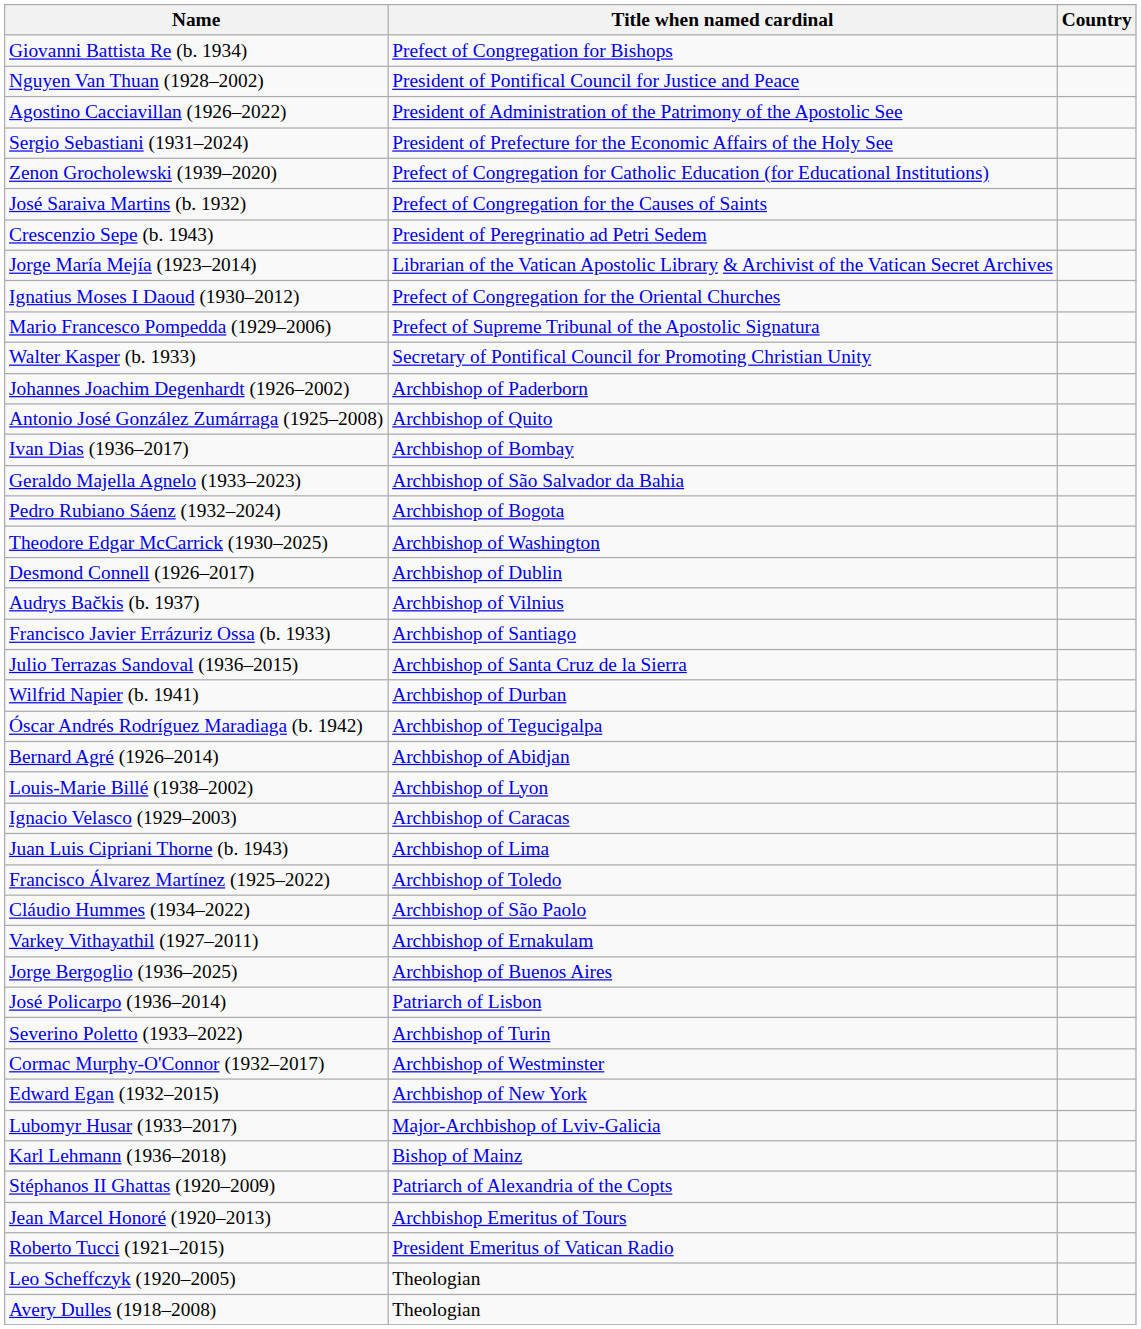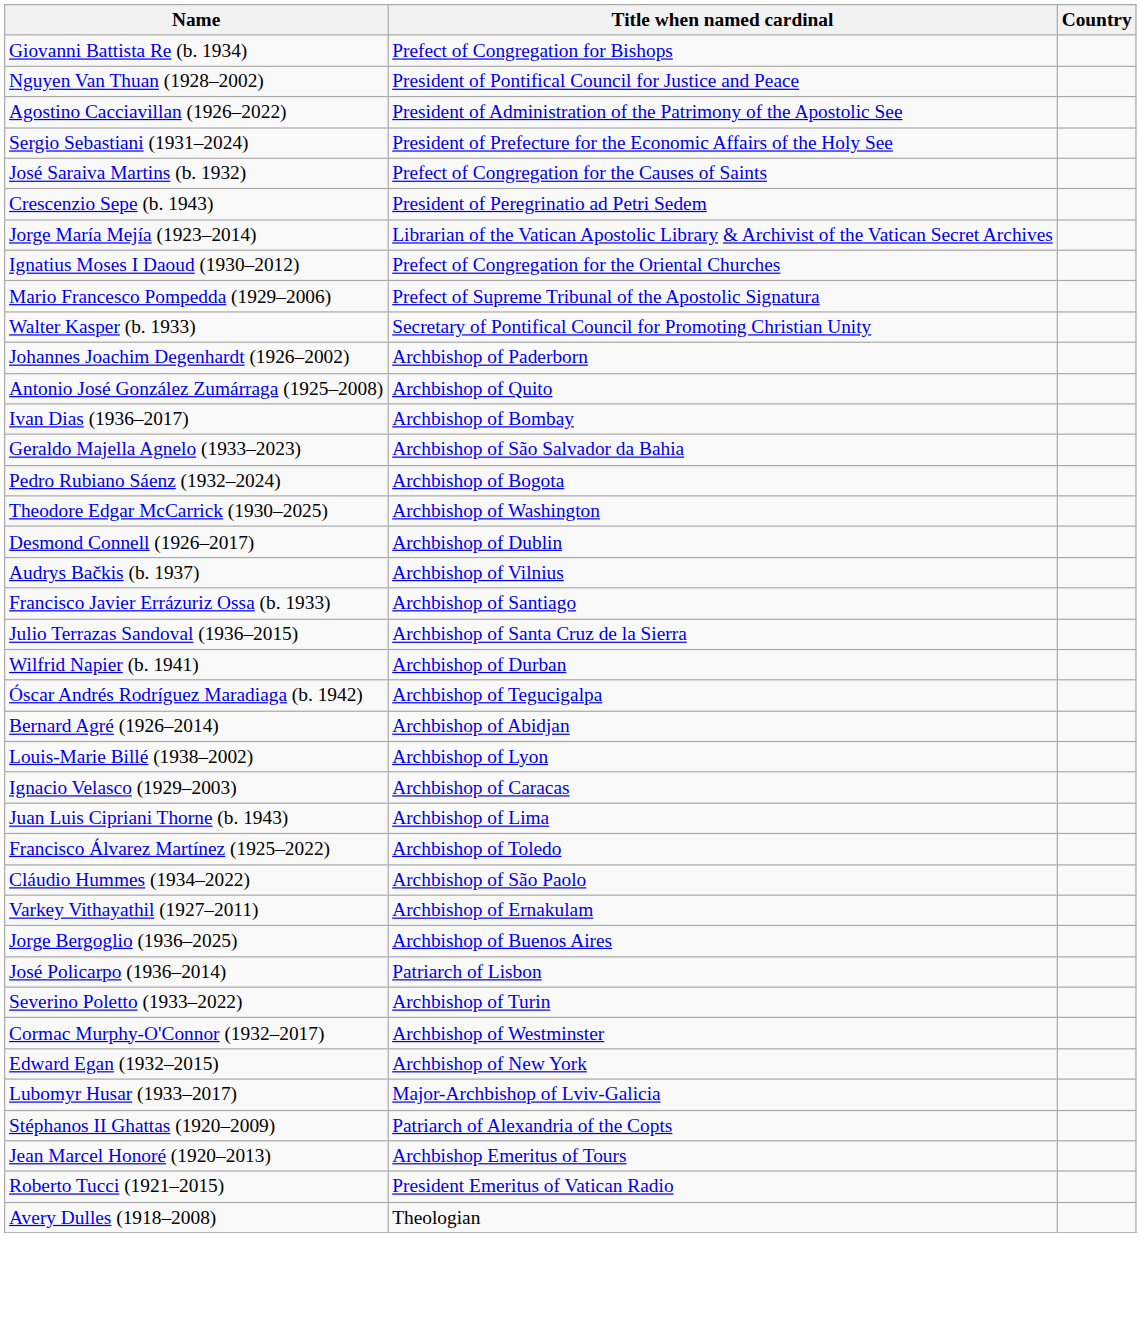- row: (143, 173)
- row: (118, 1155)
- row: (122, 1278)
